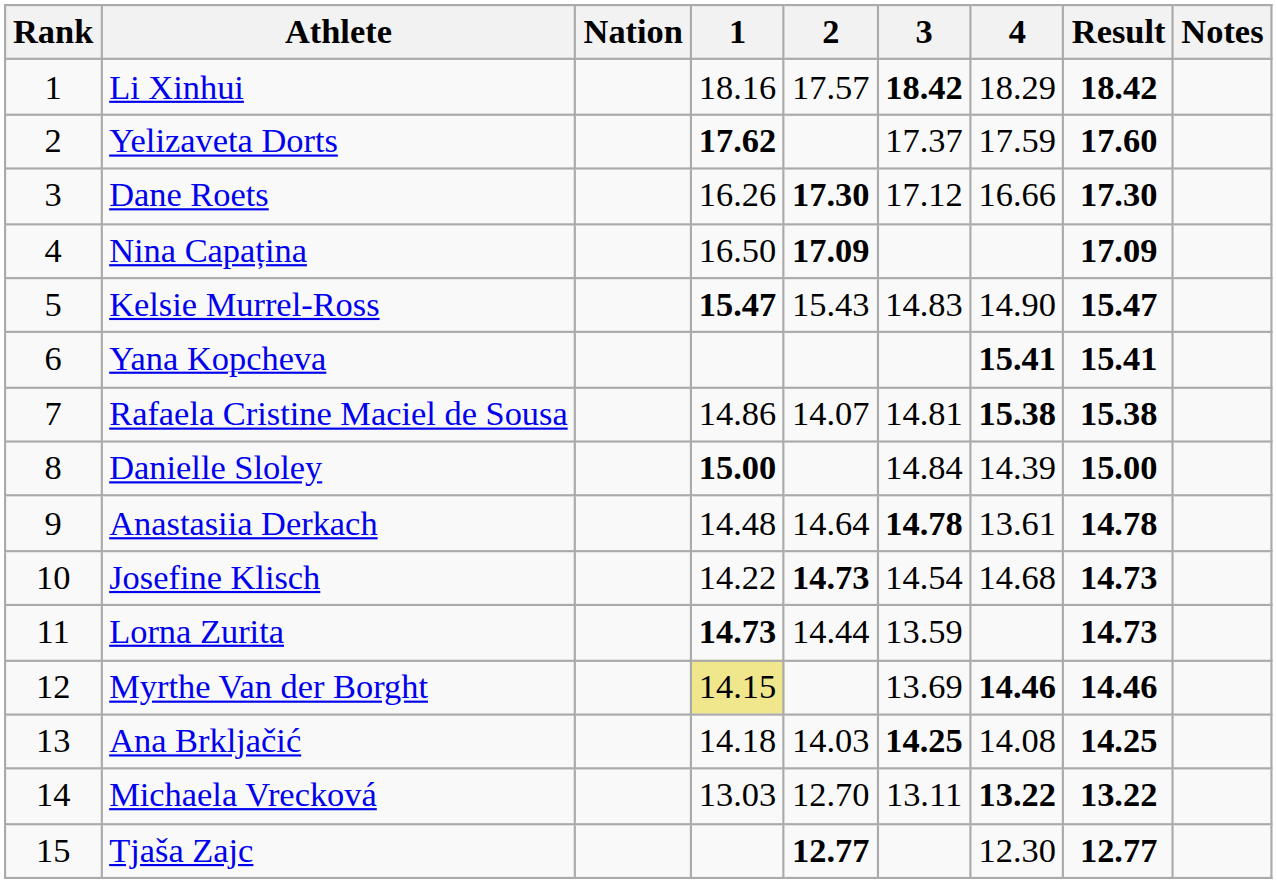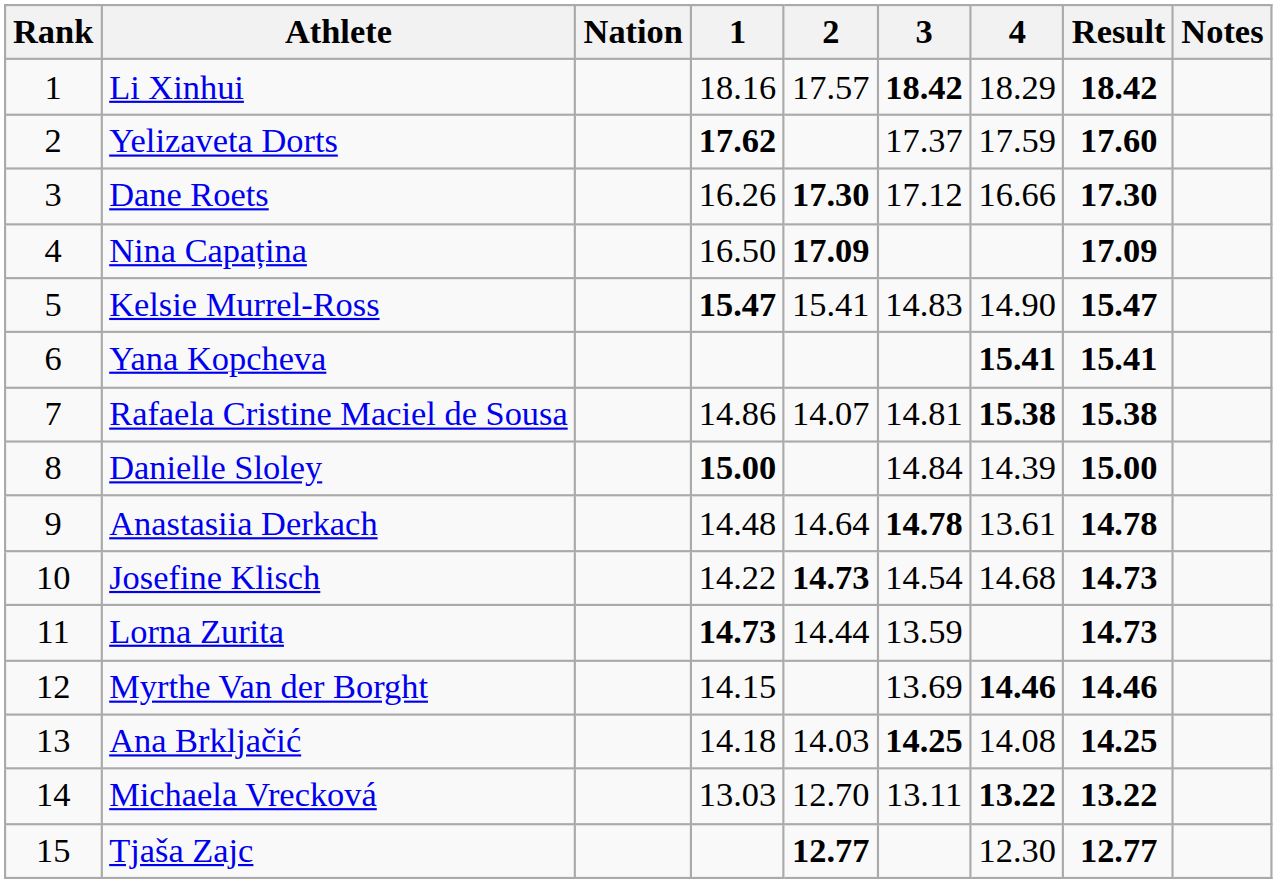(831, 304) 15.43 -> (831, 304) 15.41
(738, 686) khaki background -> (738, 686) no background
